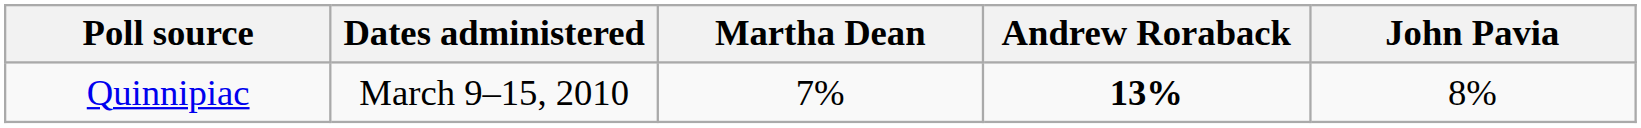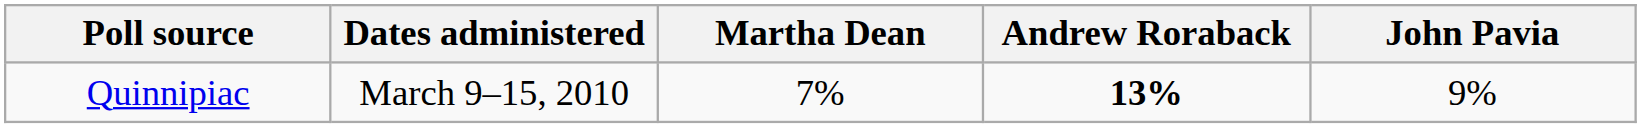(1472, 91) 8% -> (1472, 91) 9%
